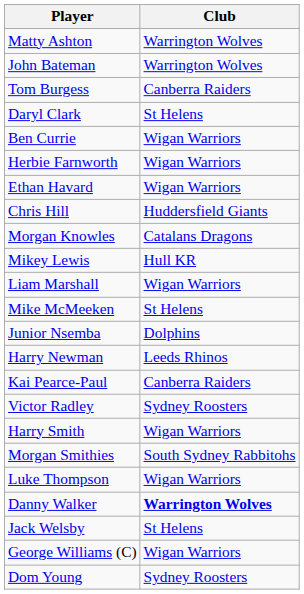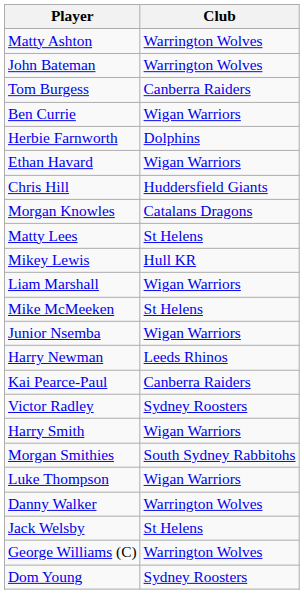- row: (44, 114)
(192, 162) Wigan Warriors -> (172, 138) Dolphins
+ row: (43, 235)
(172, 333) Dolphins -> (192, 333) Wigan Warriors
(208, 503) bold -> (203, 503) normal
(192, 552) Wigan Warriors -> (203, 552) Warrington Wolves
